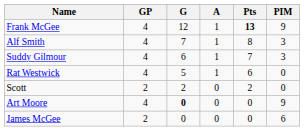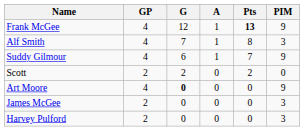(283, 57) 3 -> (283, 57) 9
- row: (33, 73)
(283, 118) 6 -> (283, 103) 3
+ row: (36, 118)
